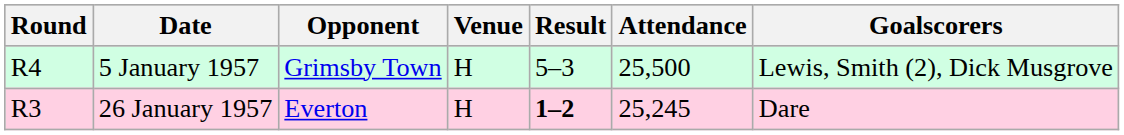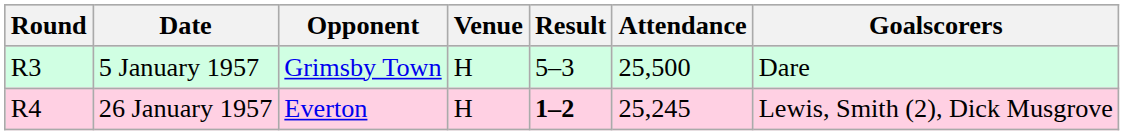(26, 66) R4 -> (26, 66) R3
(936, 66) Lewis, Smith (2), Dick Musgrove -> (784, 66) Dare
(26, 108) R3 -> (26, 108) R4
(784, 108) Dare -> (936, 108) Lewis, Smith (2), Dick Musgrove
